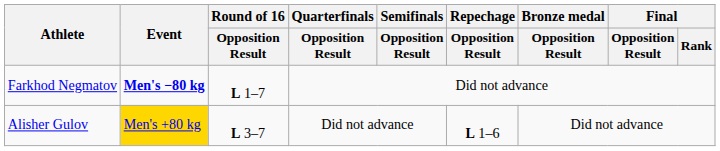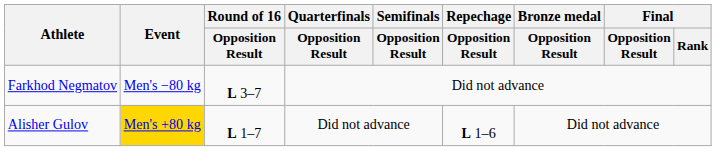(164, 85) bold -> (162, 85) normal
(248, 94) L 1–7 -> (244, 94) L 3–7
(248, 134) L 3–7 -> (244, 134) L 1–7
